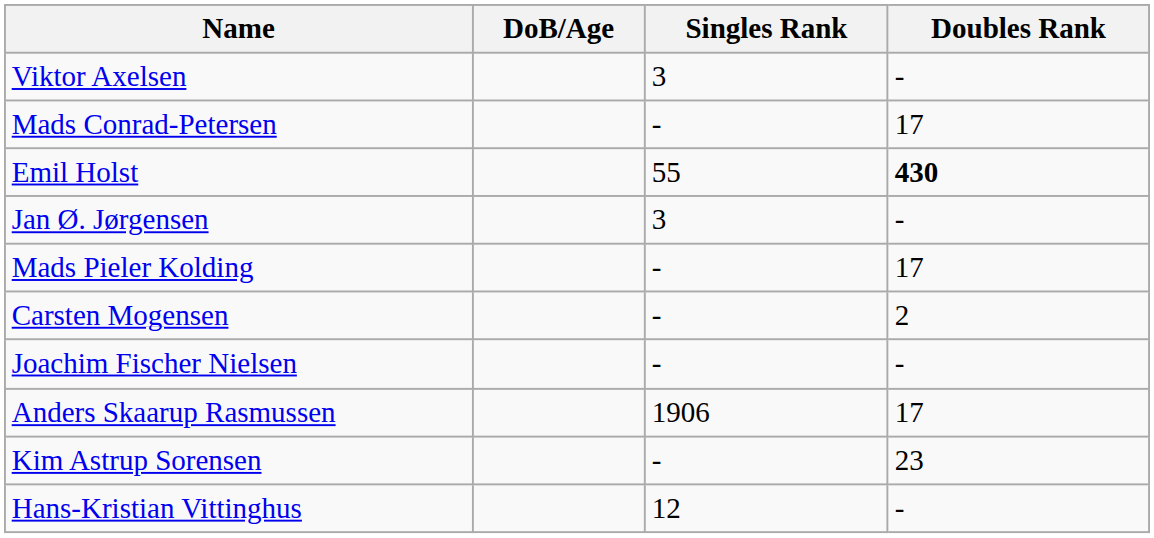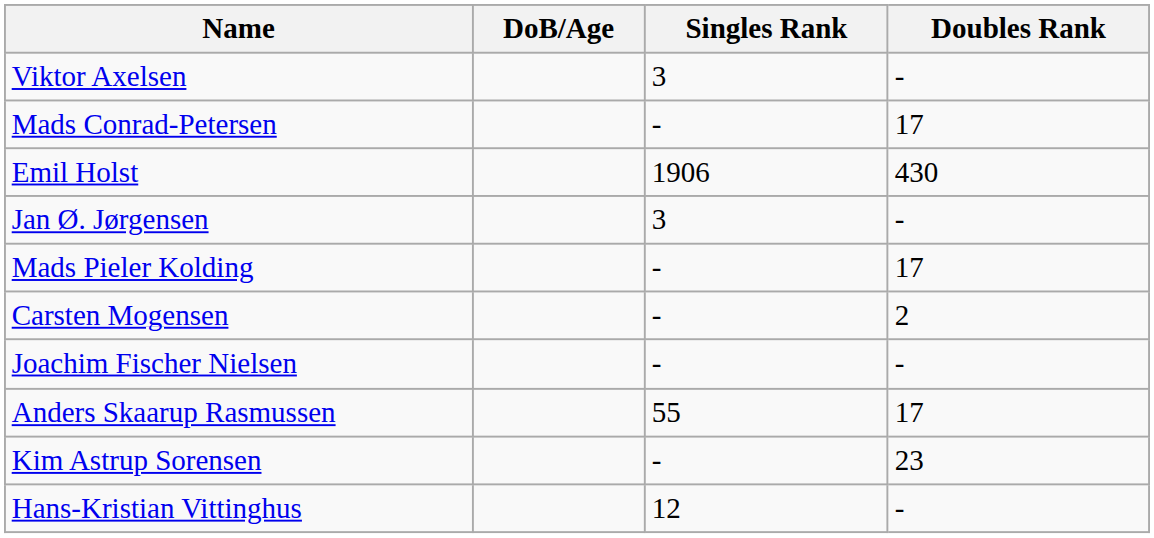(666, 172) 55 -> (681, 172) 1906
(917, 172) bold -> (917, 172) normal
(681, 411) 1906 -> (666, 411) 55
